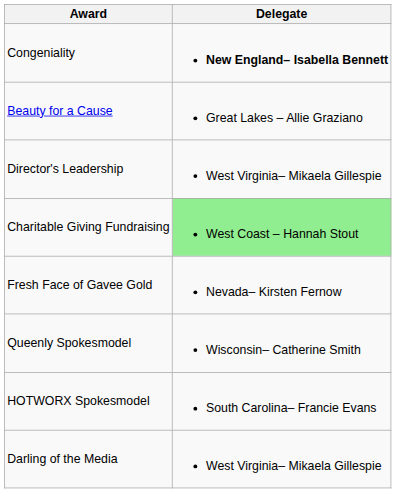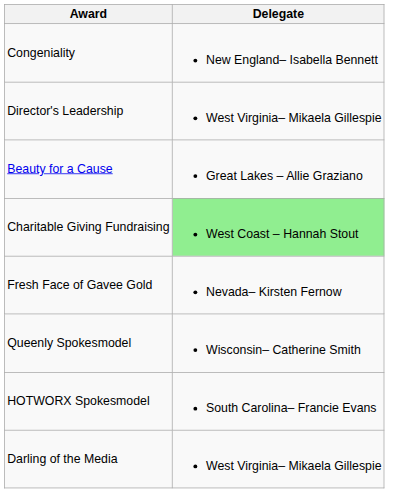(282, 60) bold -> (278, 60) normal
rows swapped: (60, 111) <-> (65, 169)
